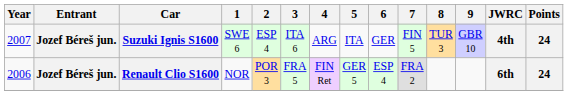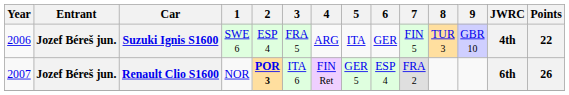(19, 41) 2007 -> (19, 41) 2006
(295, 41) ITA 6 -> (297, 41) FRA 5
(544, 41) 24 -> (546, 41) 22
(19, 74) 2006 -> (19, 74) 2007
(266, 74) normal -> (267, 74) bold
(295, 74) FRA 5 -> (297, 74) ITA 6
(544, 74) 24 -> (546, 74) 26
